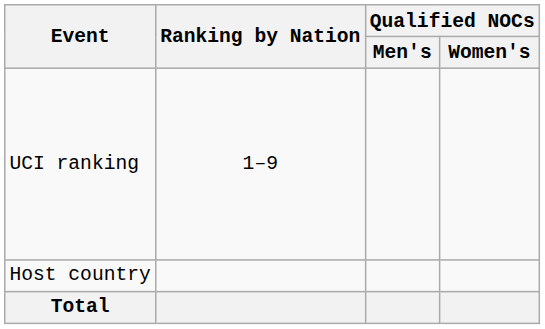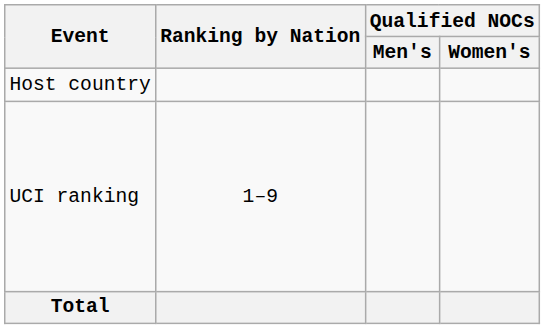rows swapped: (74, 164) <-> (80, 275)
